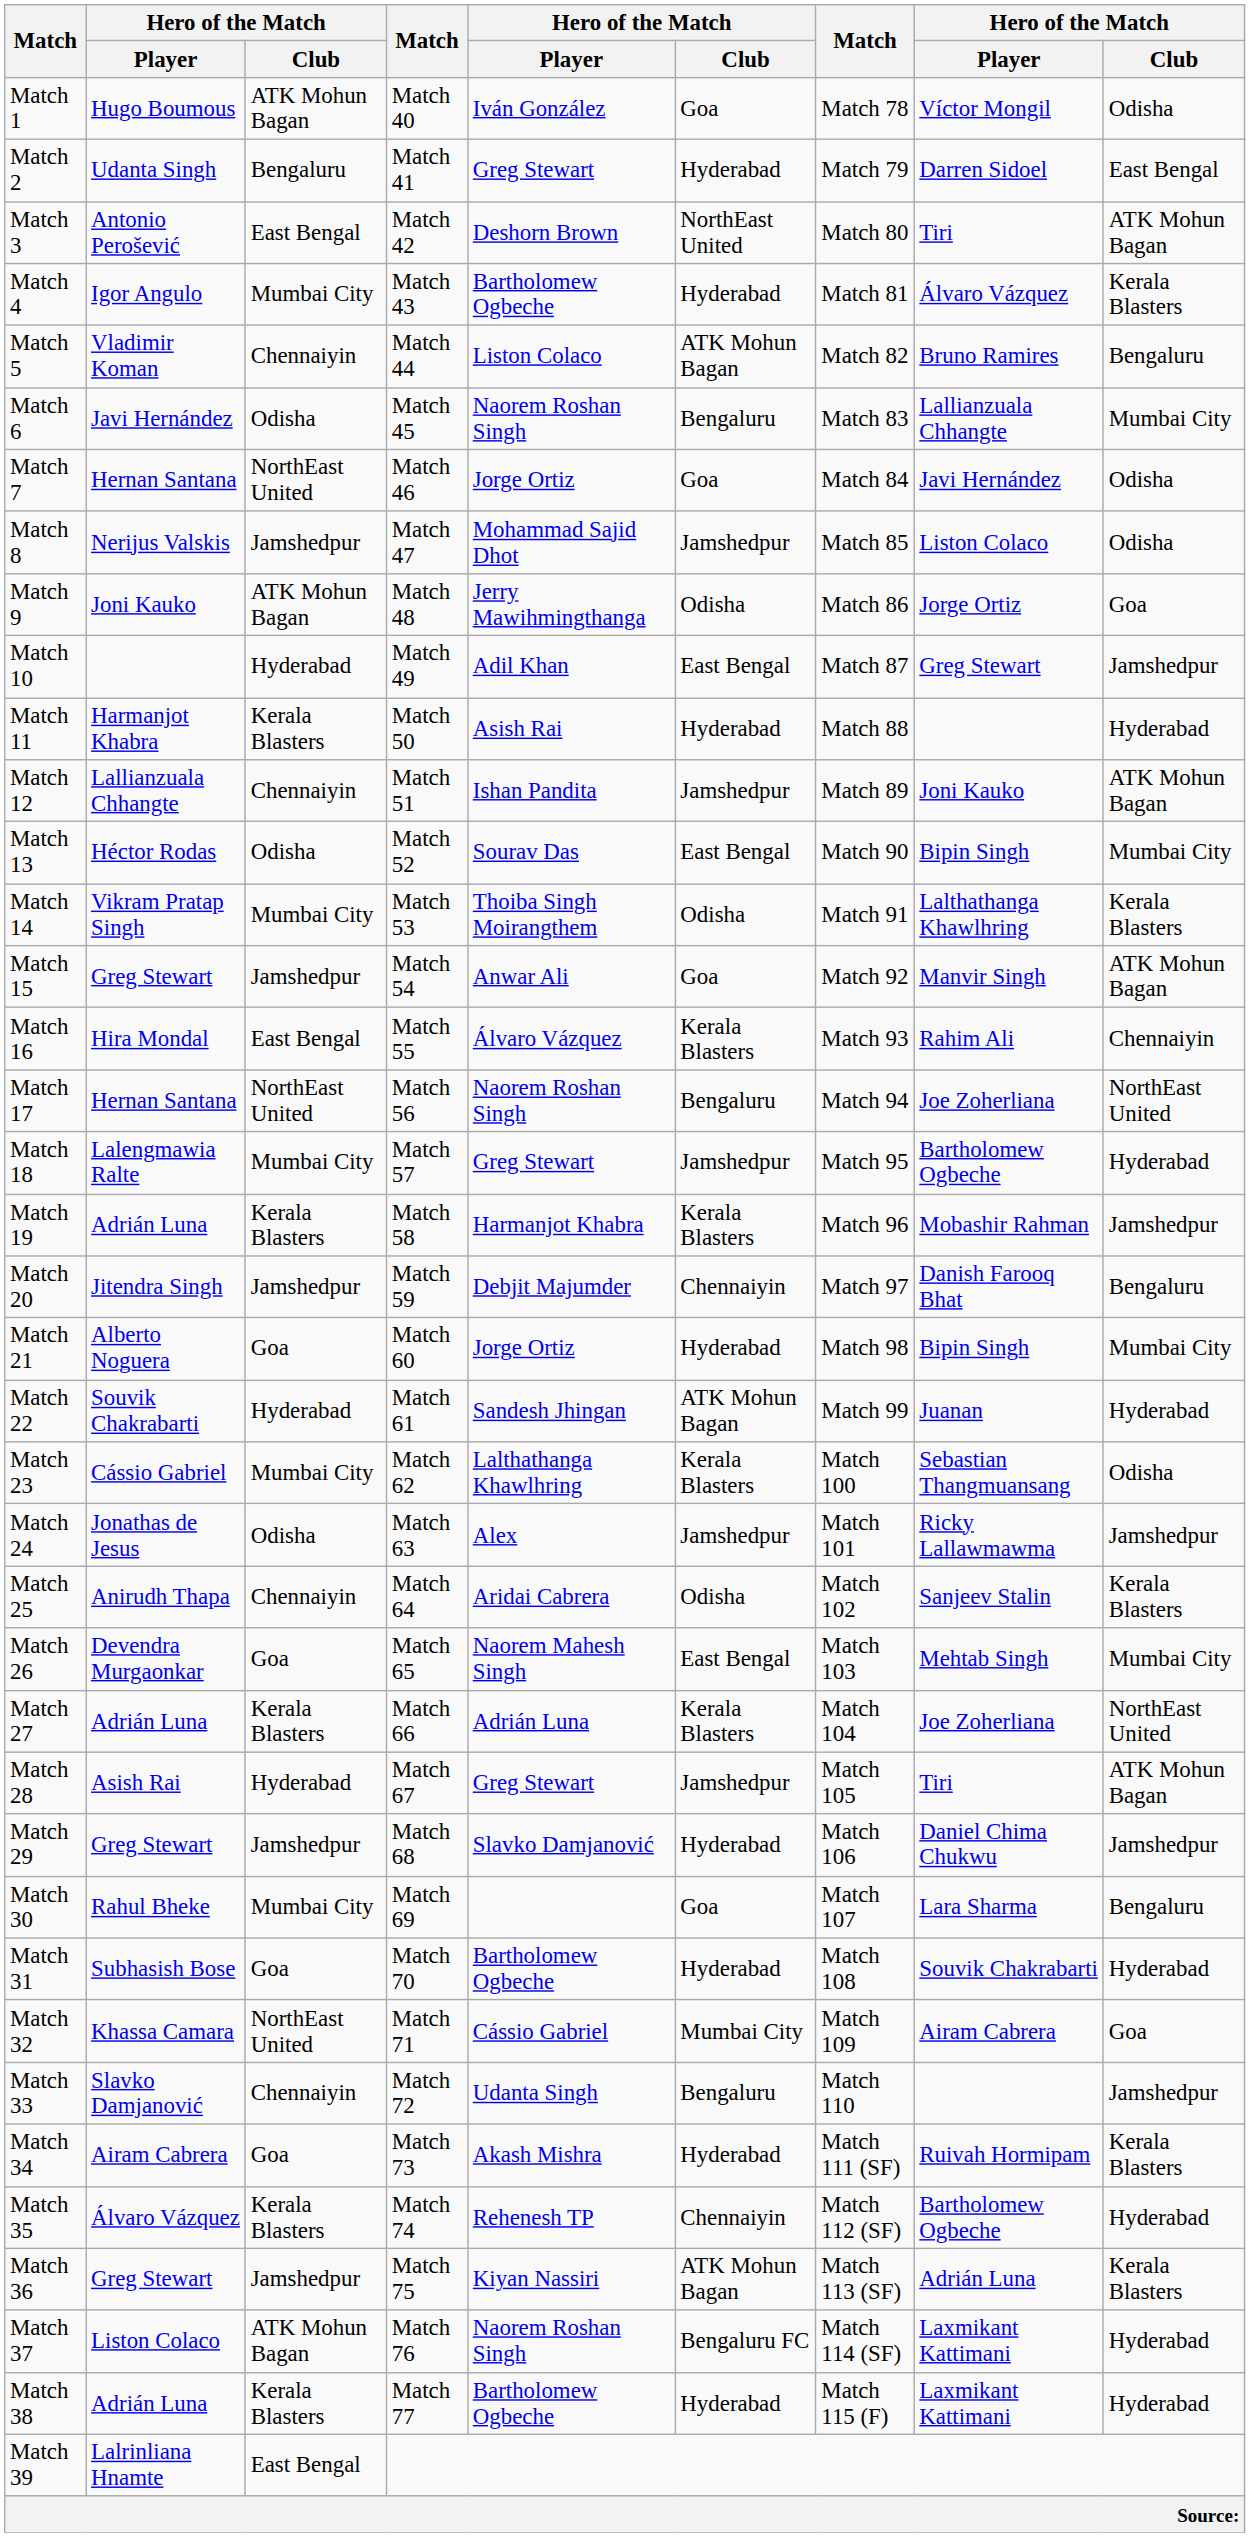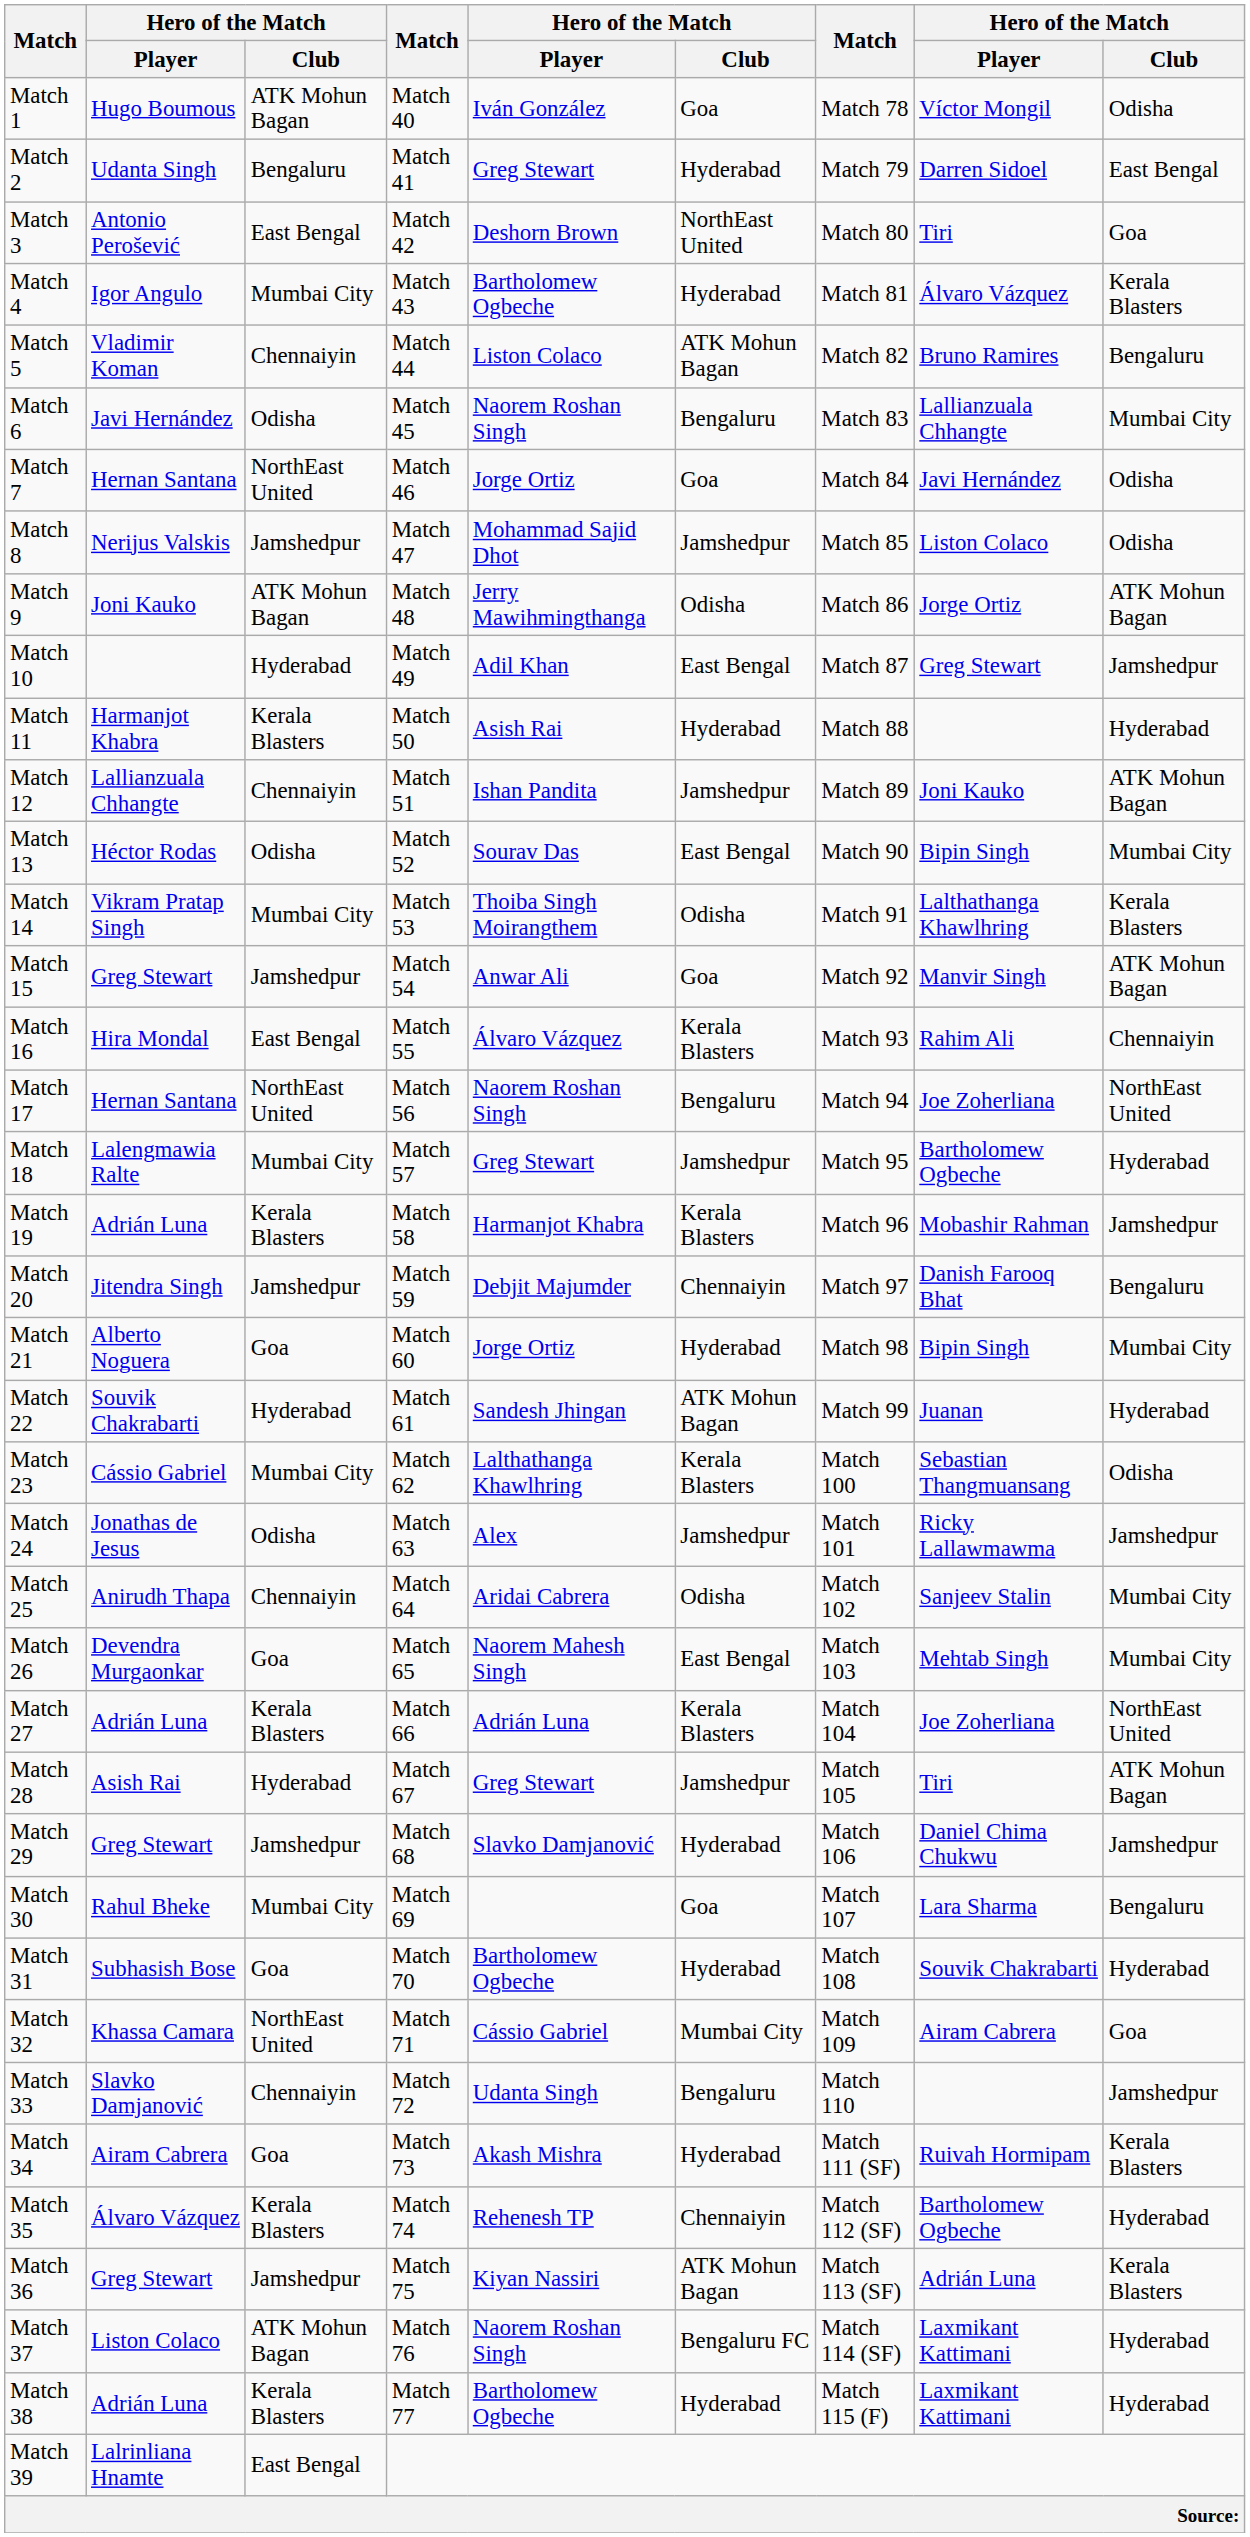(1167, 232) ATK Mohun Bagan -> (1128, 232) Goa
(1128, 604) Goa -> (1167, 604) ATK Mohun Bagan
(1146, 1596) Kerala Blasters -> (1170, 1596) Mumbai City
